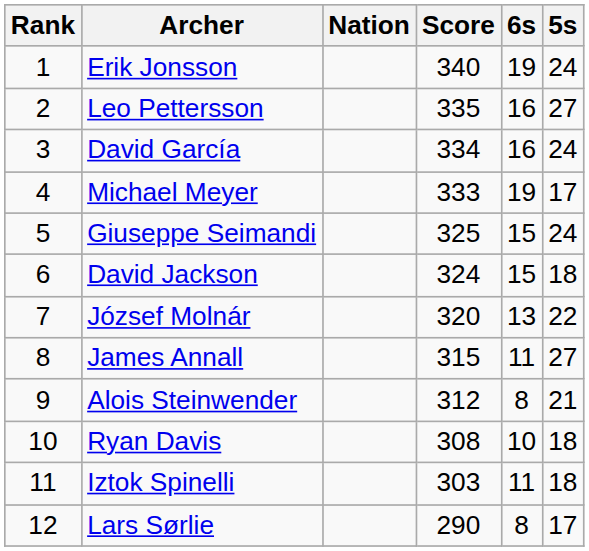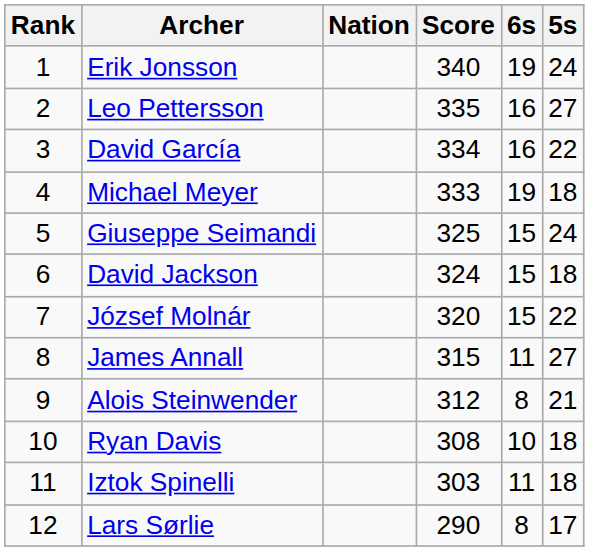(563, 150) 24 -> (563, 150) 22
(563, 191) 17 -> (563, 191) 18
(522, 316) 13 -> (522, 316) 15
